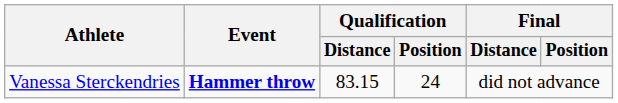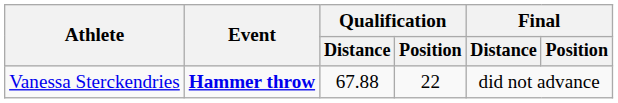(357, 82) 83.15 -> (357, 82) 67.88
(430, 82) 24 -> (430, 82) 22
